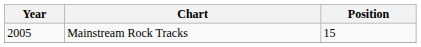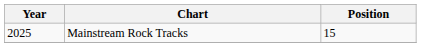(19, 33) 2005 -> (19, 33) 2025
